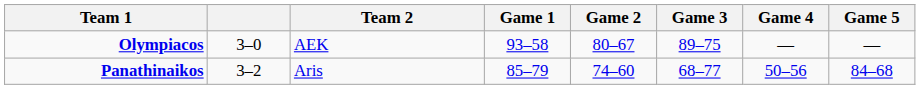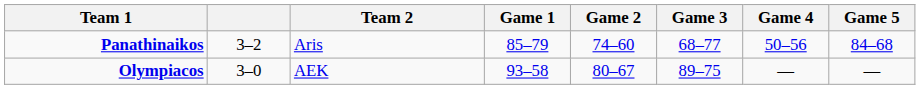rows swapped: (161, 44) <-> (152, 71)
